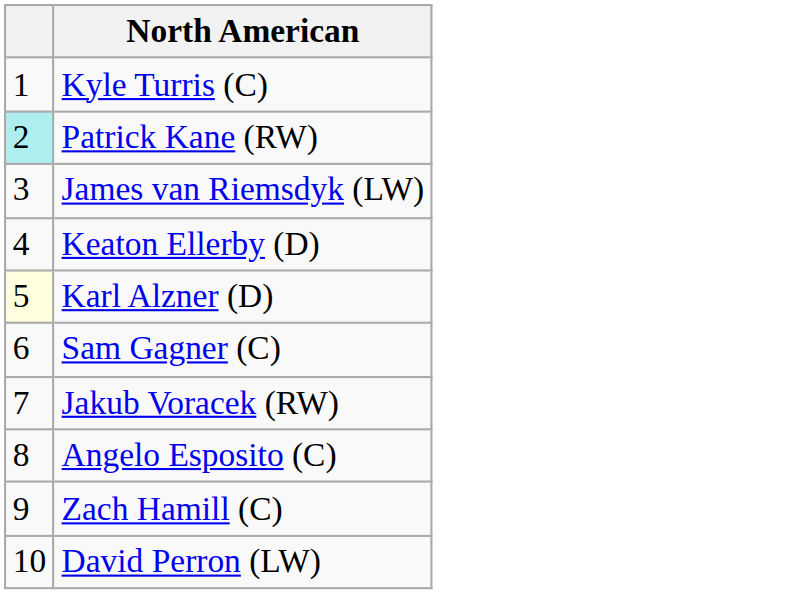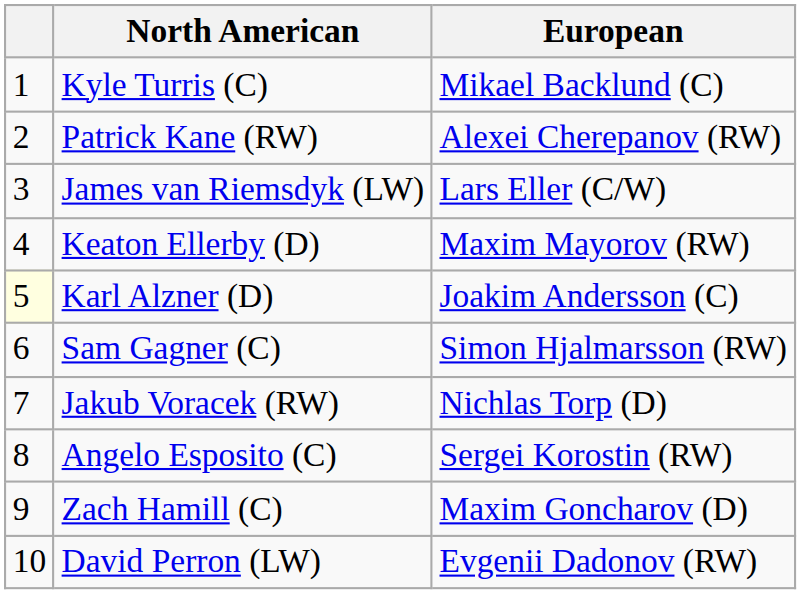+ column: (613, 31)
(21, 137) paleturquoise background -> (21, 137) no background
